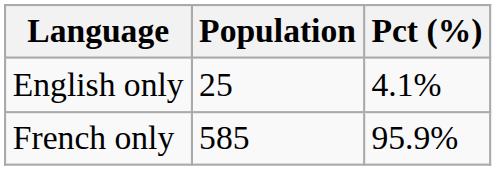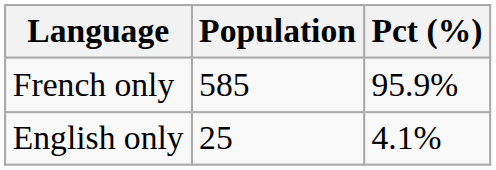rows swapped: (94, 137) <-> (98, 84)
